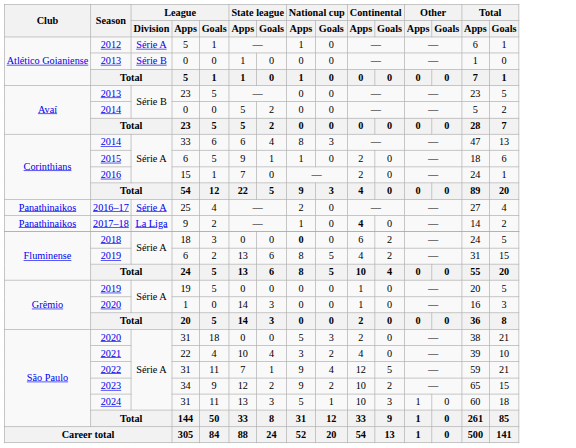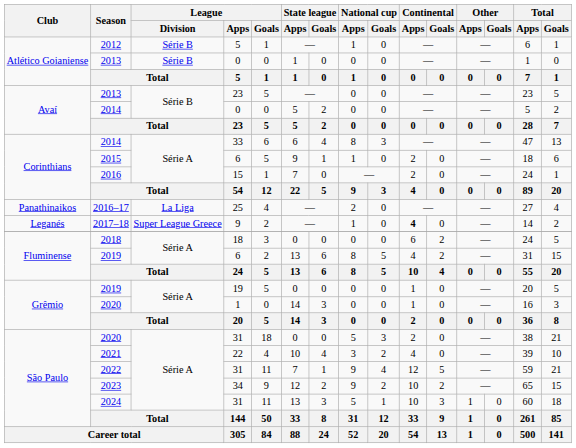(151, 45) Série A -> (178, 45) Série B
(151, 207) Série A -> (178, 207) La Liga
(47, 223) Panathinaikos -> (47, 223) Leganés
(151, 223) La Liga -> (178, 223) Super League Greece
(301, 239) bold -> (353, 239) normal
